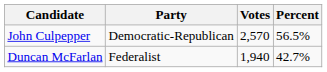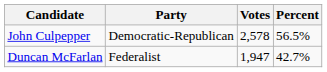(255, 35) 2,570 -> (255, 35) 2,578
(255, 56) 1,940 -> (255, 56) 1,947
